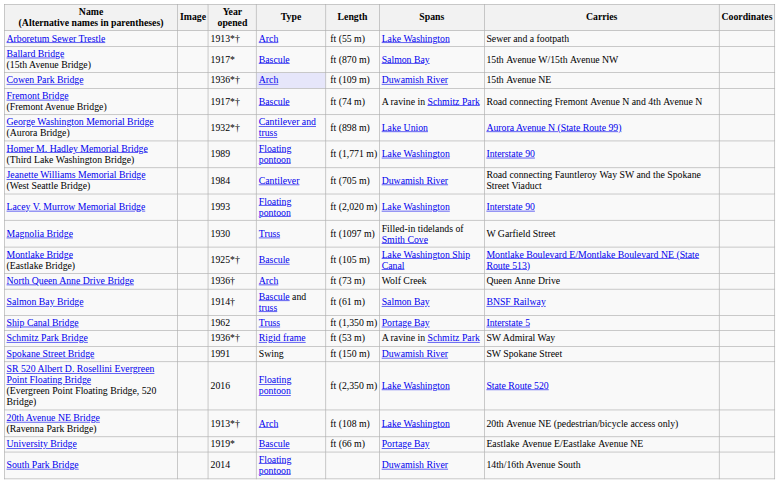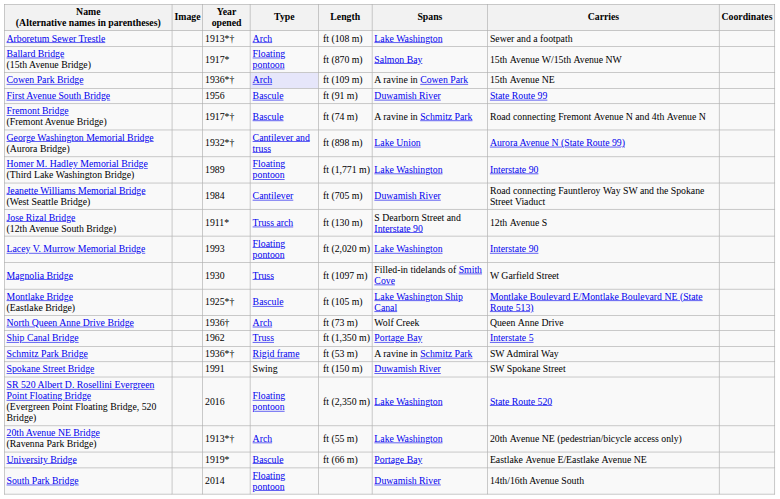(346, 38) ft (55 m) -> (342, 38) ft (108 m)
(274, 59) Bascule -> (269, 59) Floating pontoon
(415, 80) Duwamish River -> (421, 80) A ravine in Cowen Park
+ row: (58, 96)
+ row: (61, 222)
- row: (45, 302)
(349, 423) ft (108 m) -> (339, 439) ft (55 m)
